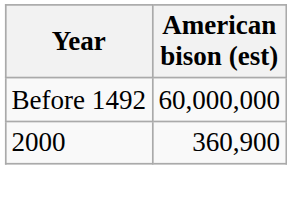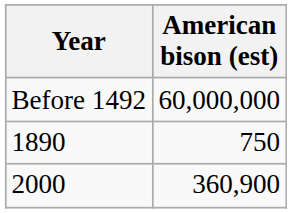+ row: (39, 142)
